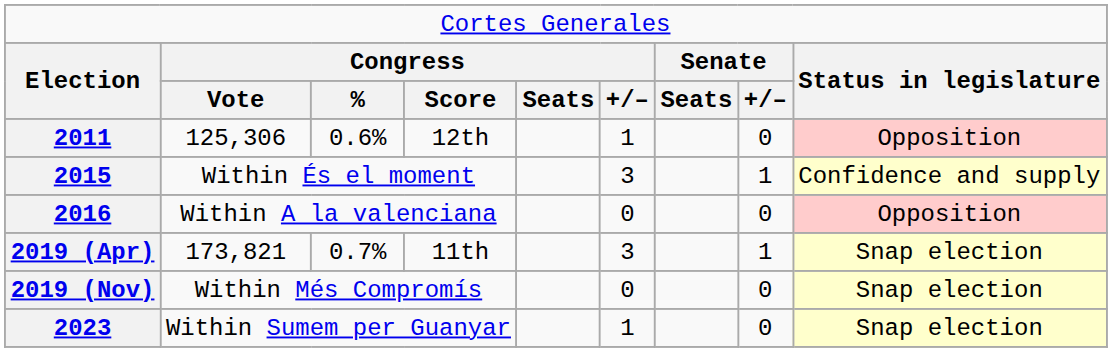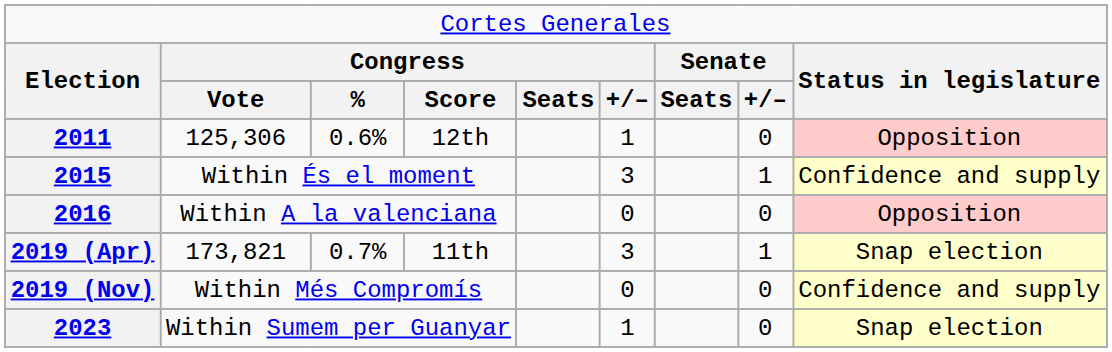(949, 290) Snap election -> (949, 290) Confidence and supply
